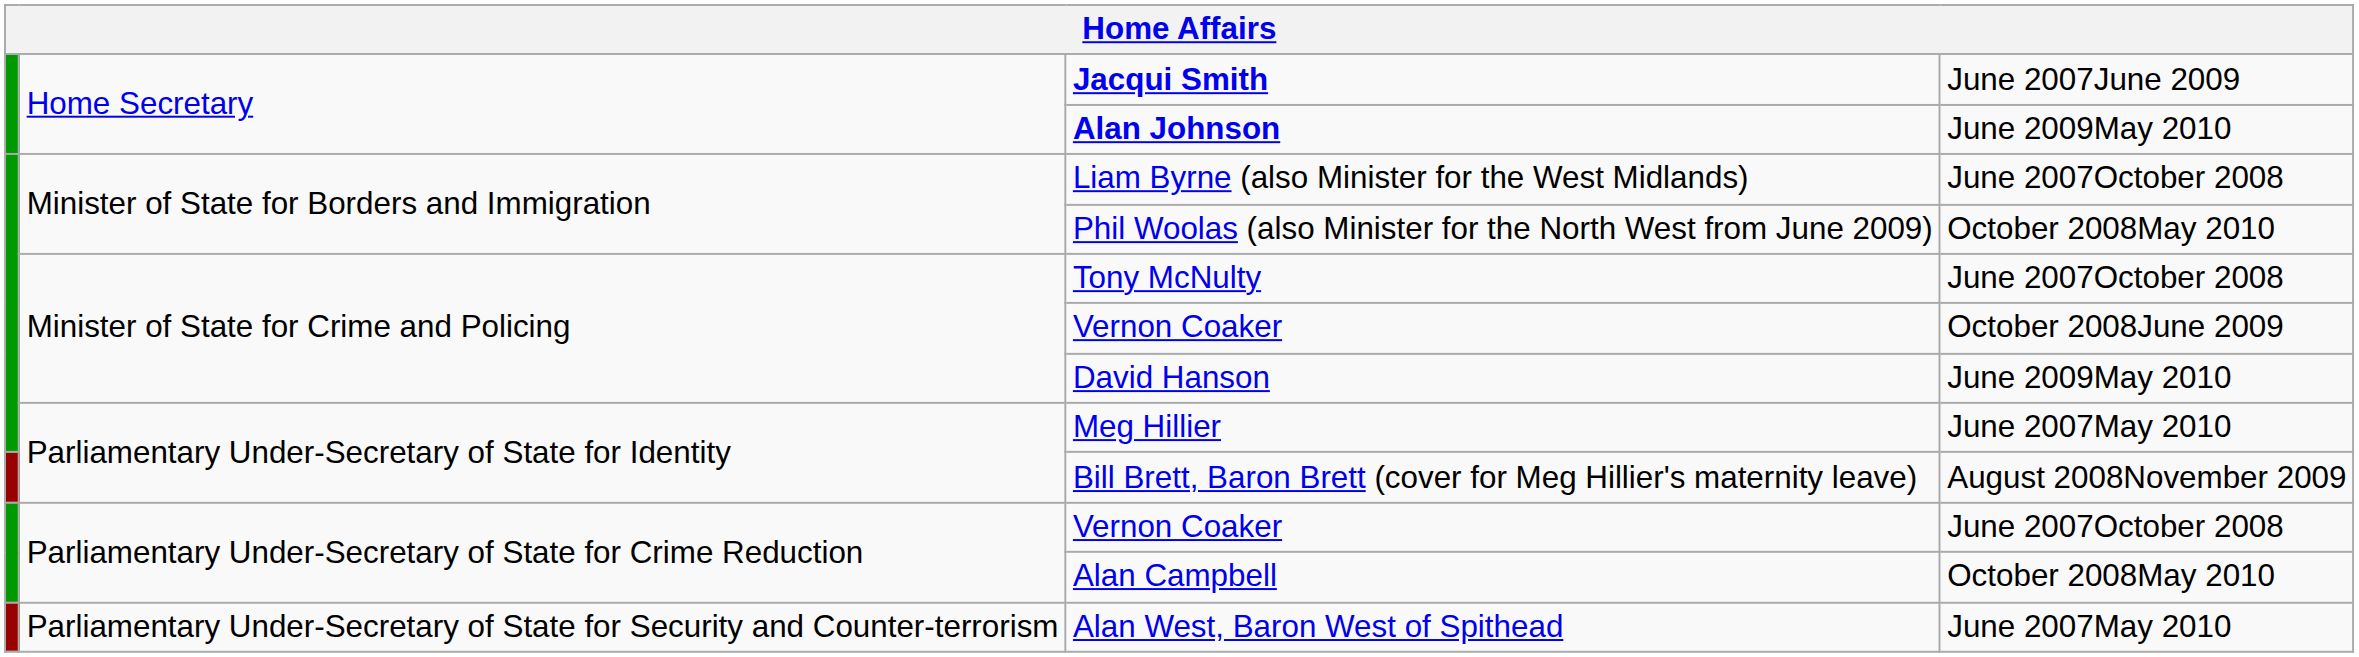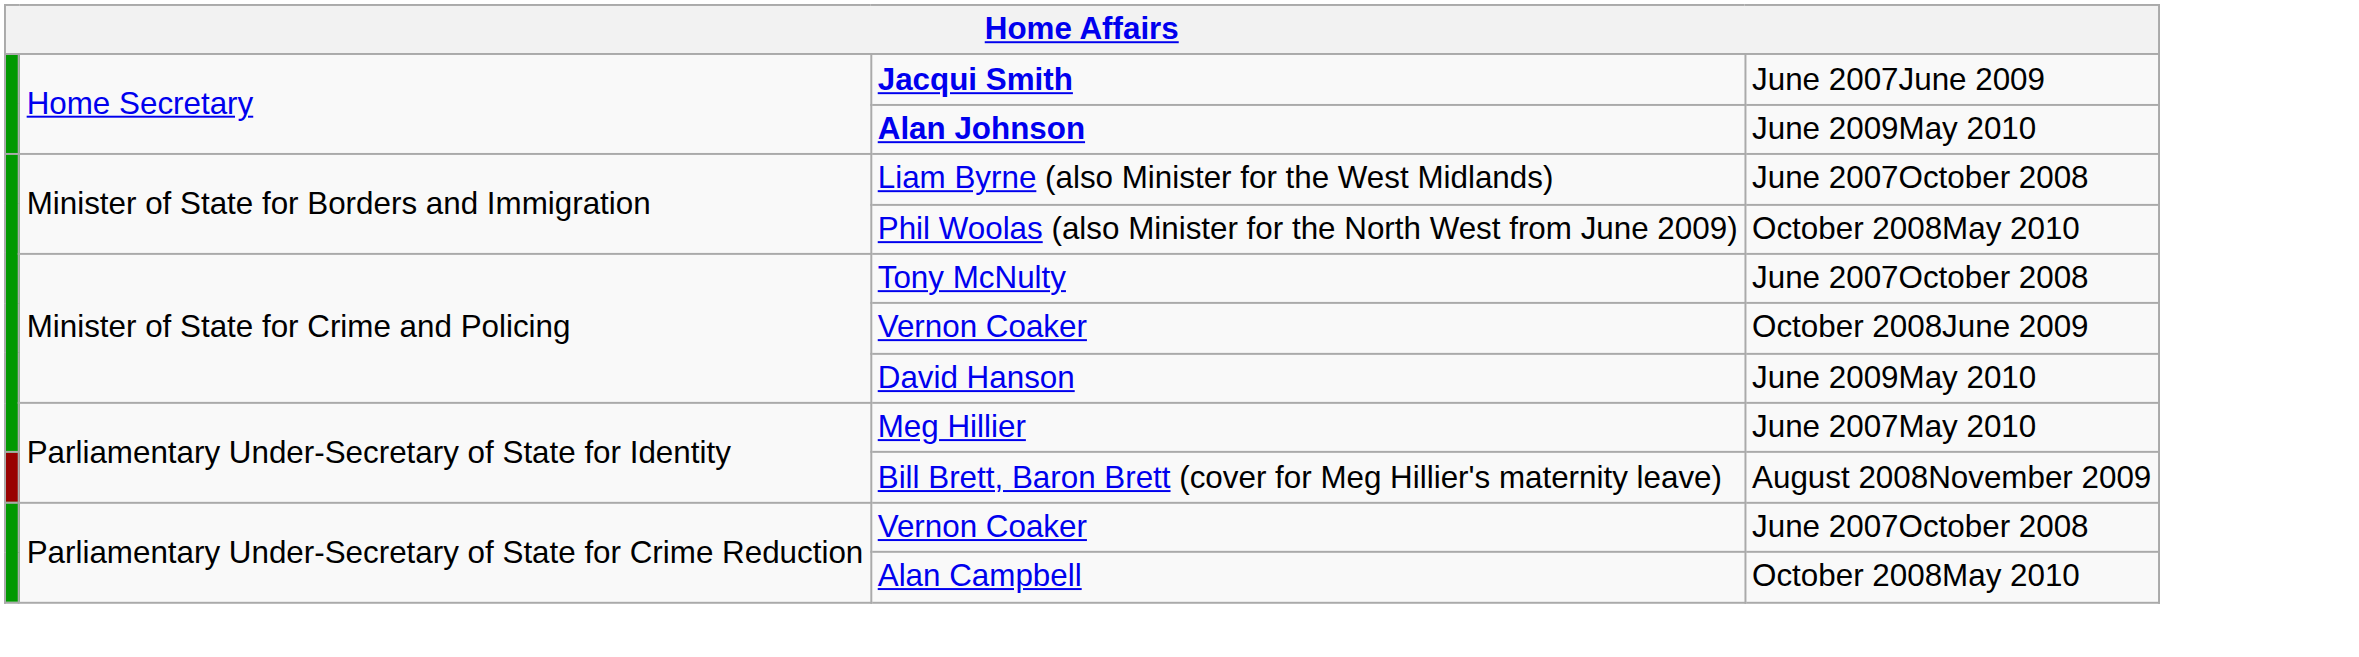- row: (1318, 626)
